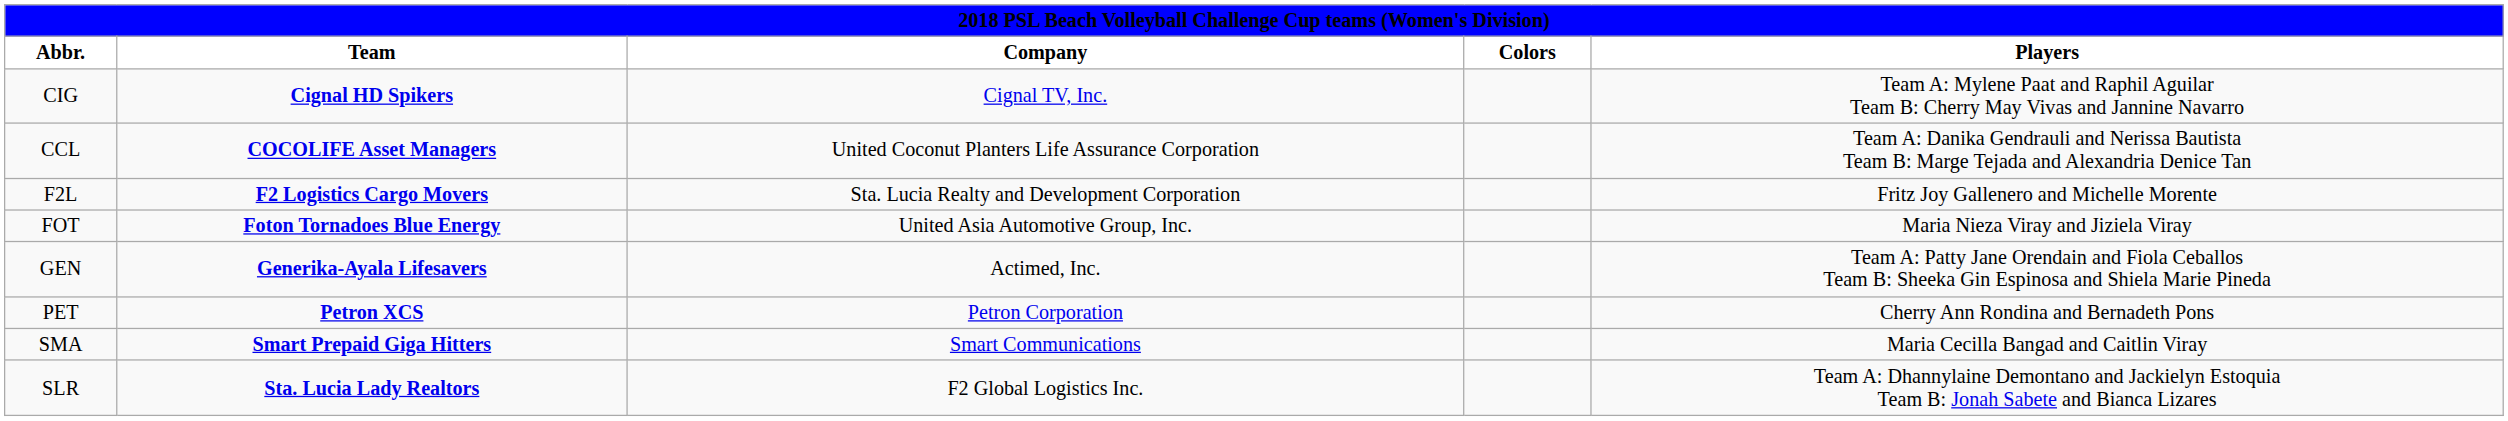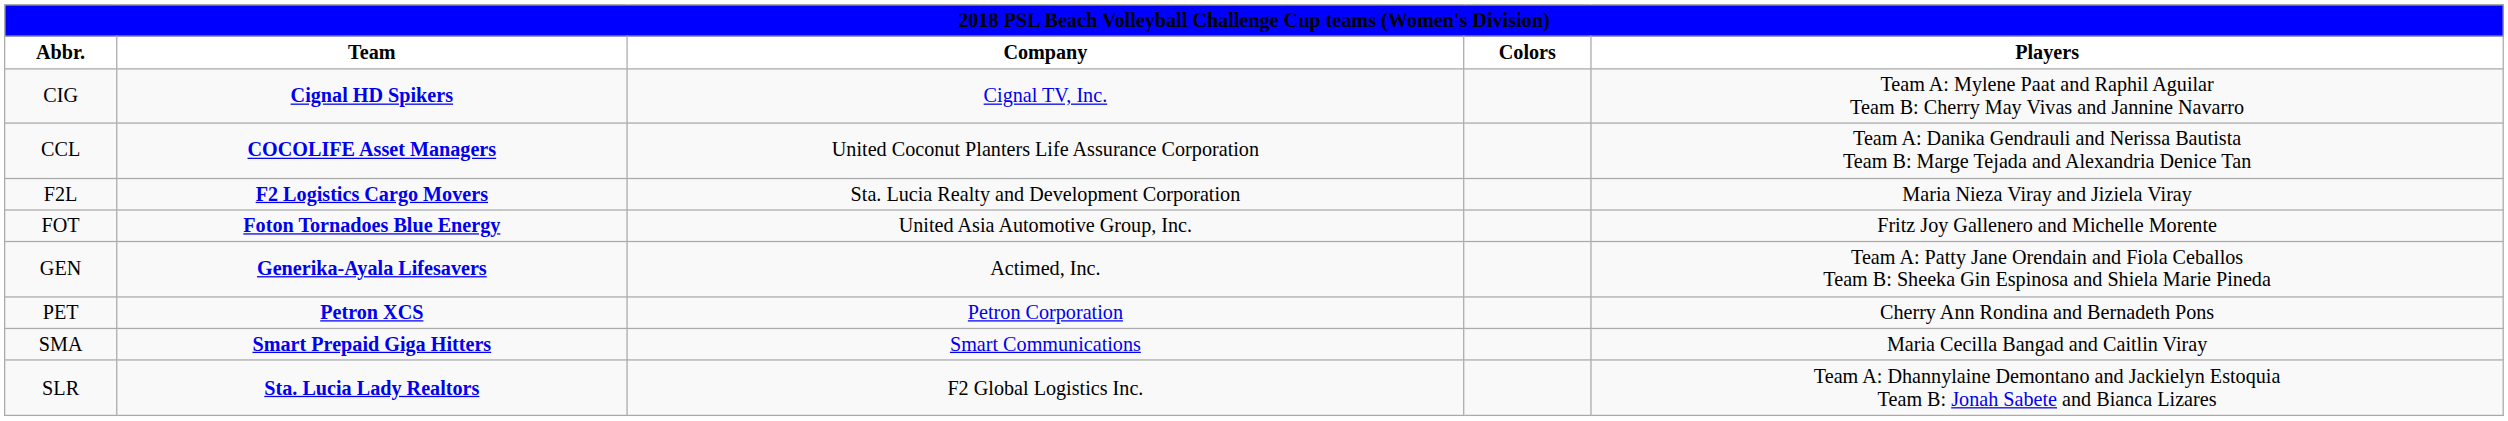(2047, 193) Fritz Joy Gallenero and Michelle Morente -> (2047, 193) Maria Nieza Viray and Jiziela Viray
(2047, 225) Maria Nieza Viray and Jiziela Viray -> (2047, 225) Fritz Joy Gallenero and Michelle Morente
